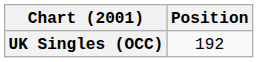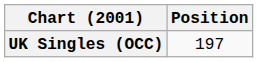(210, 44) 192 -> (210, 44) 197
